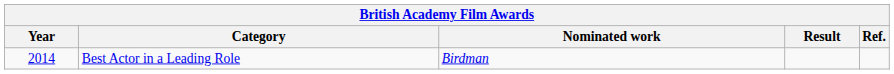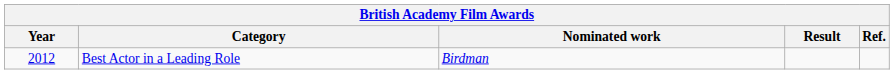(42, 58) 2014 -> (42, 58) 2012
